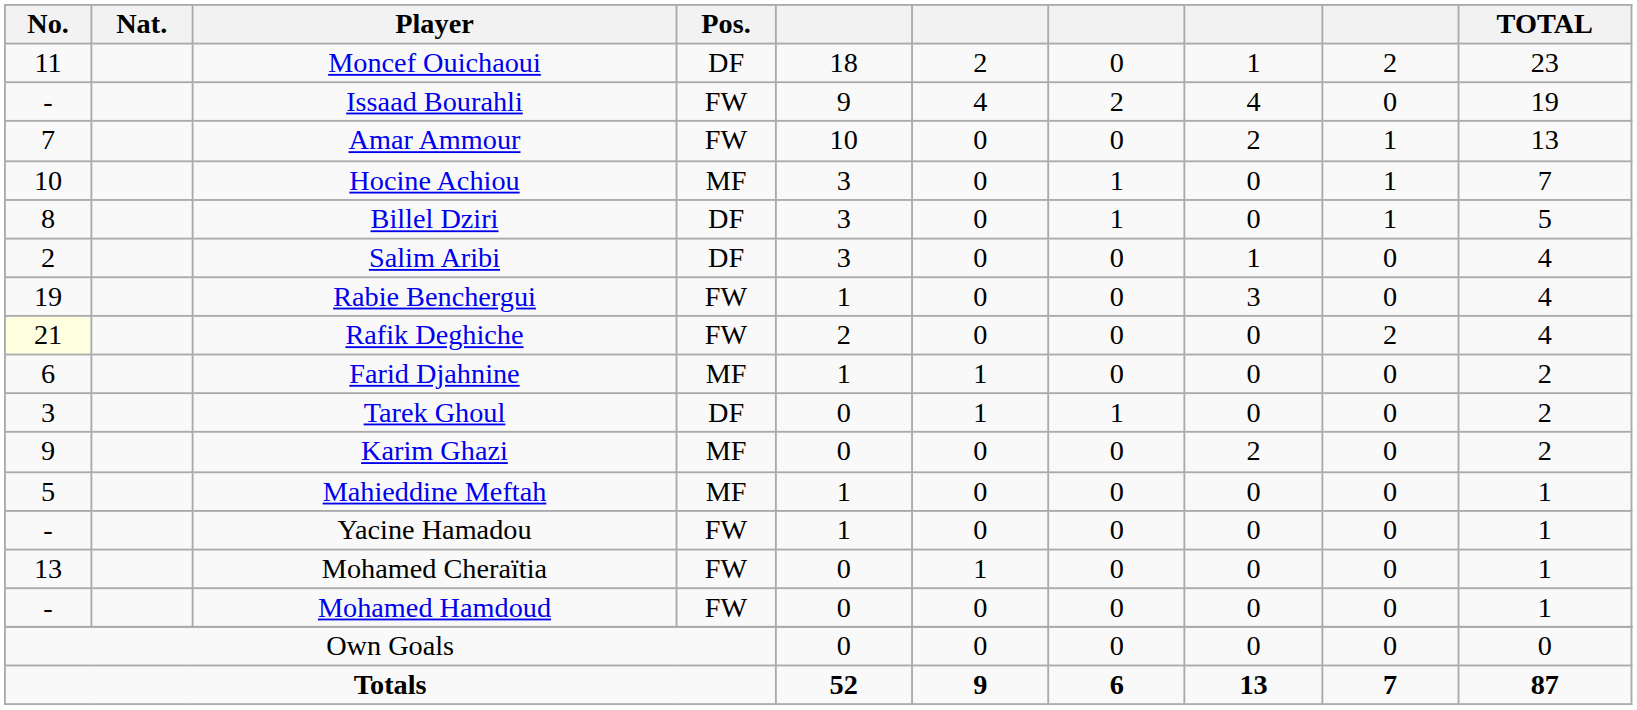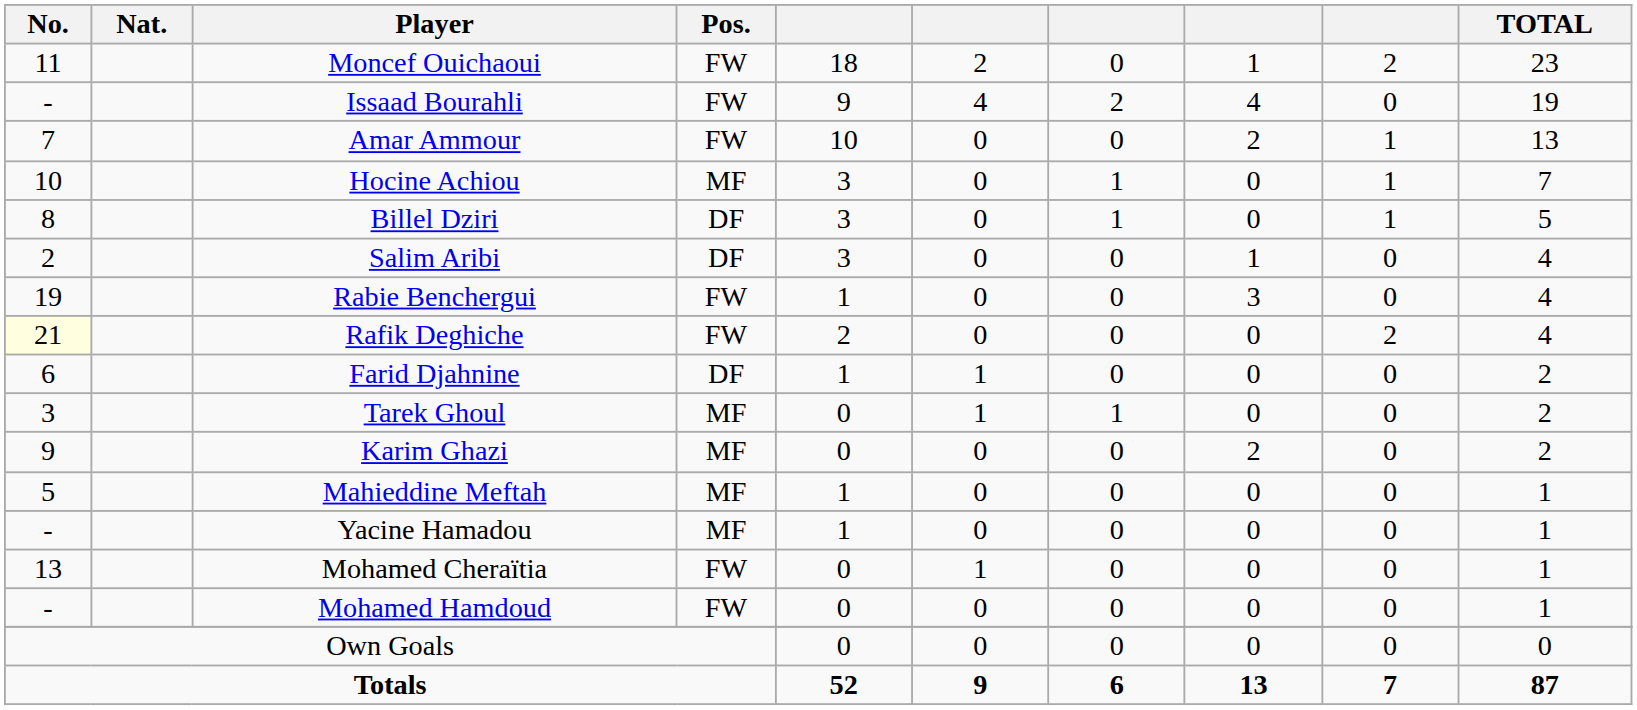(726, 63) DF -> (726, 63) FW
(726, 374) MF -> (726, 374) DF
(726, 412) DF -> (726, 412) MF
(726, 529) FW -> (726, 529) MF
